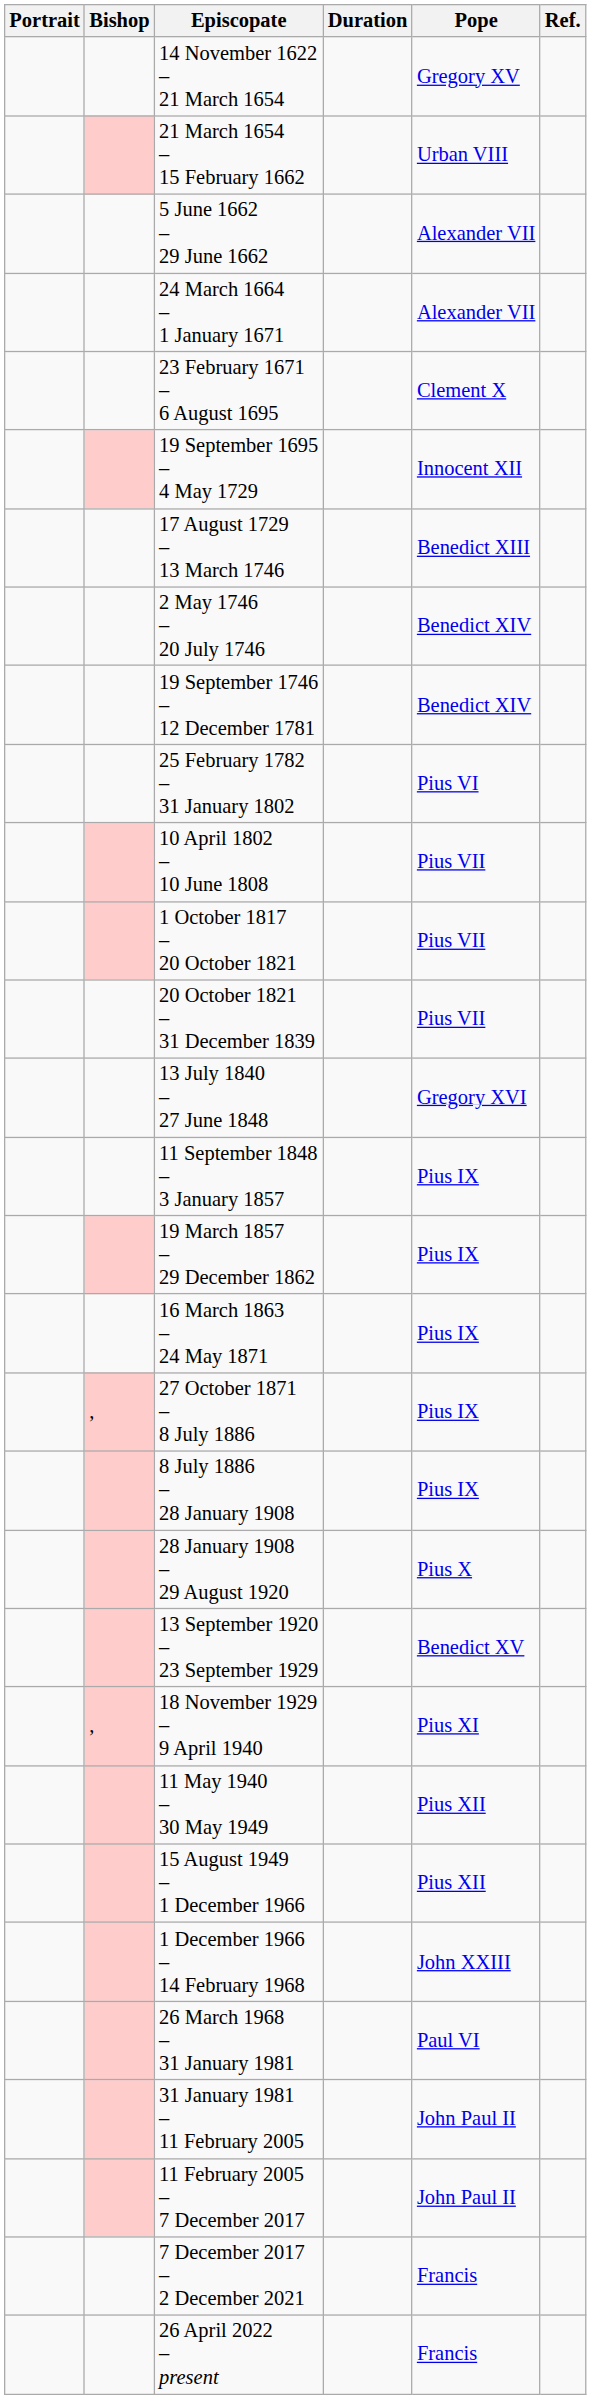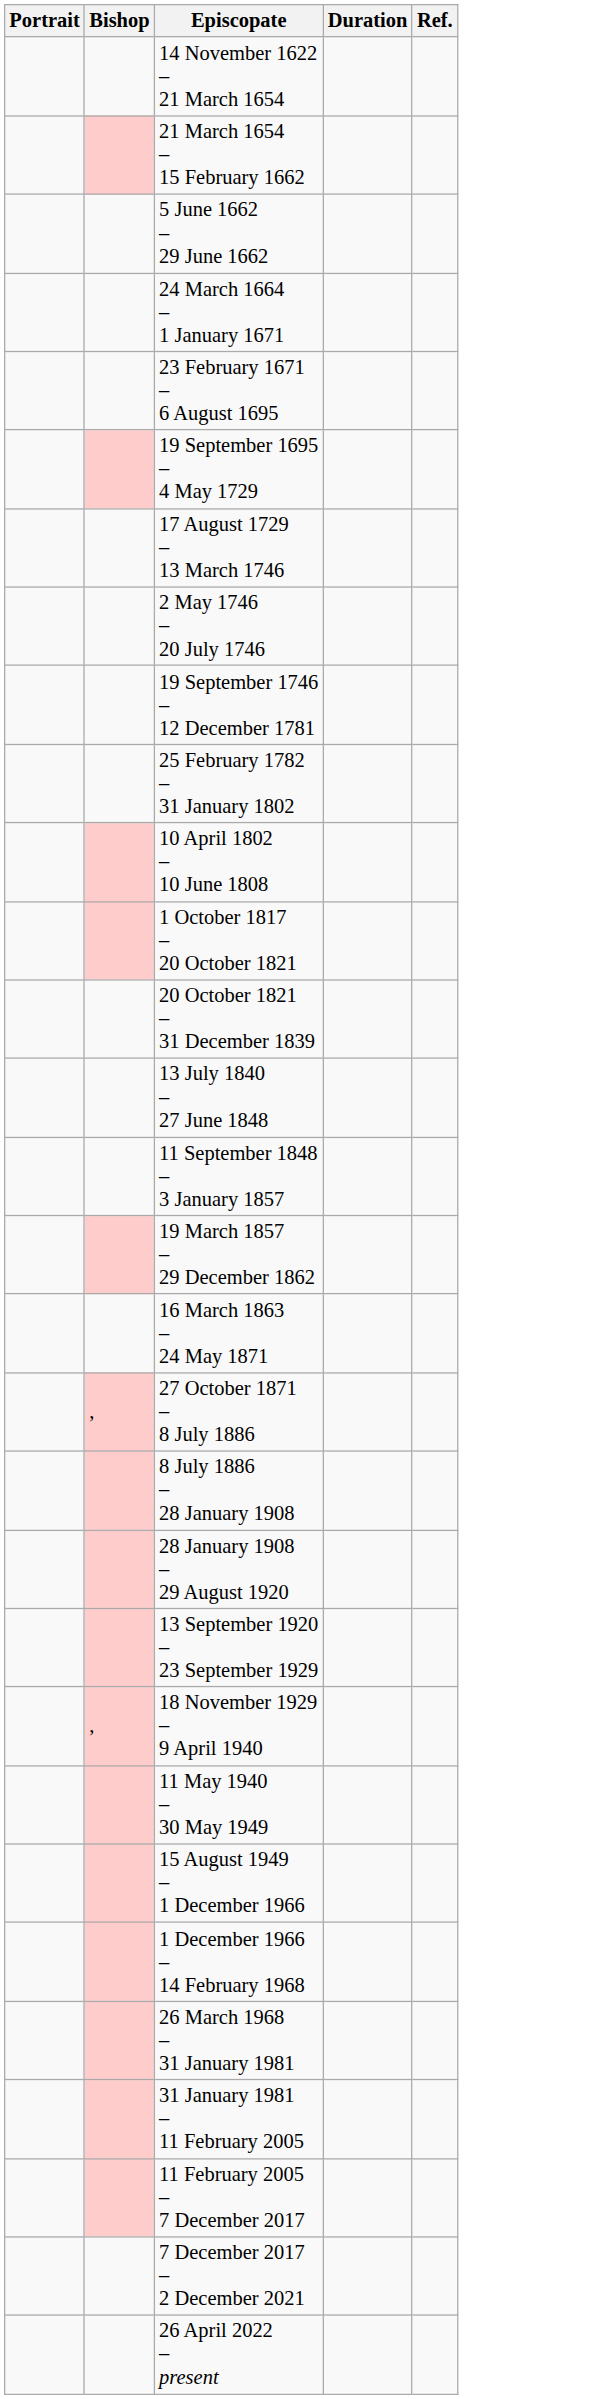- column: (476, 20)
